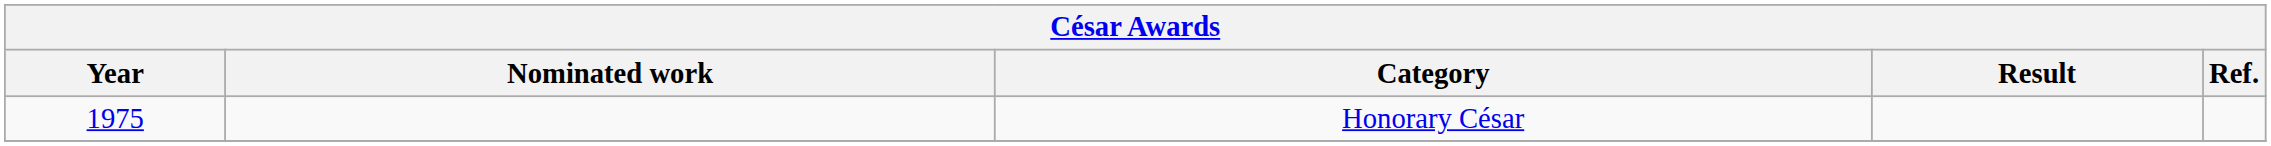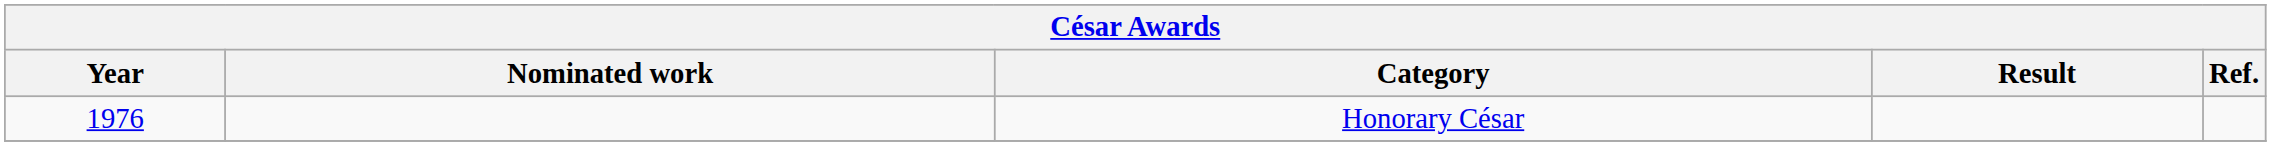(115, 118) 1975 -> (115, 118) 1976
